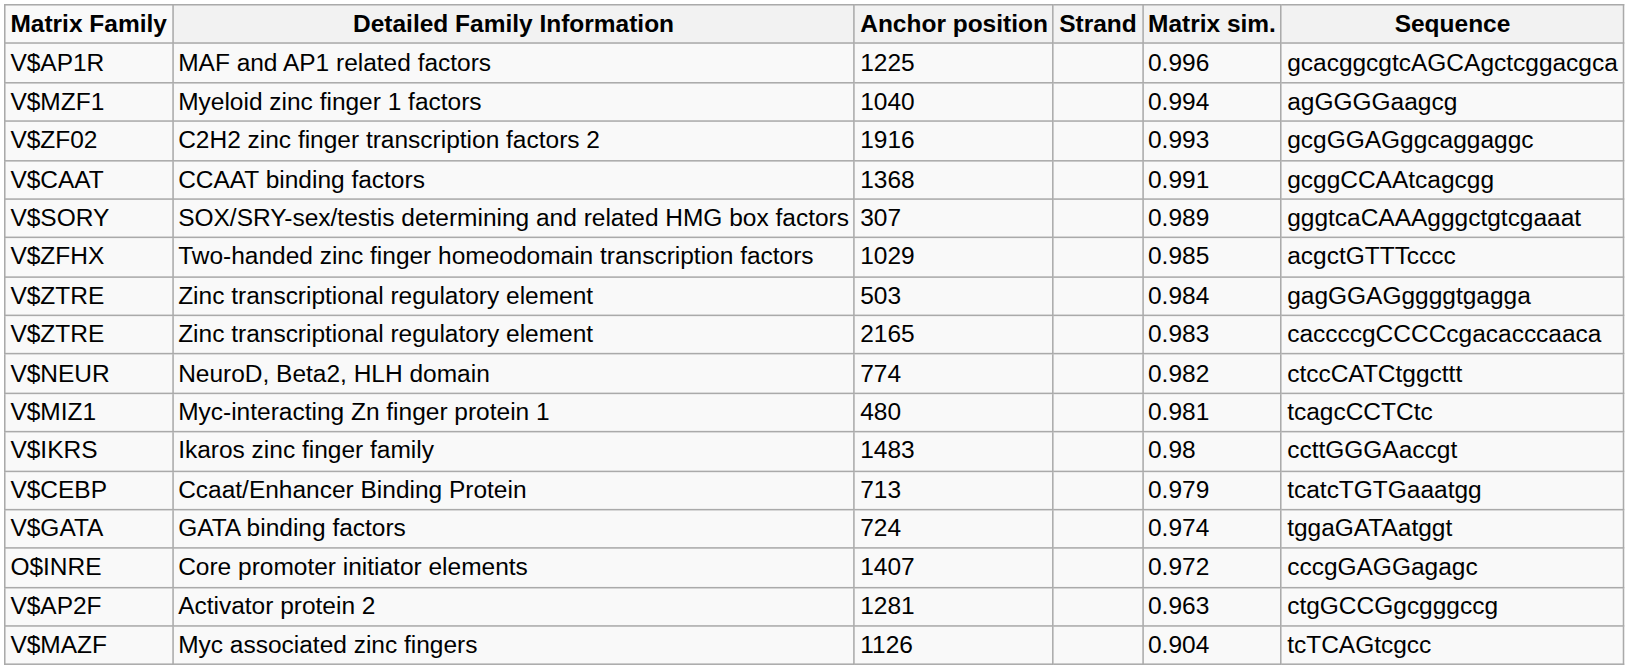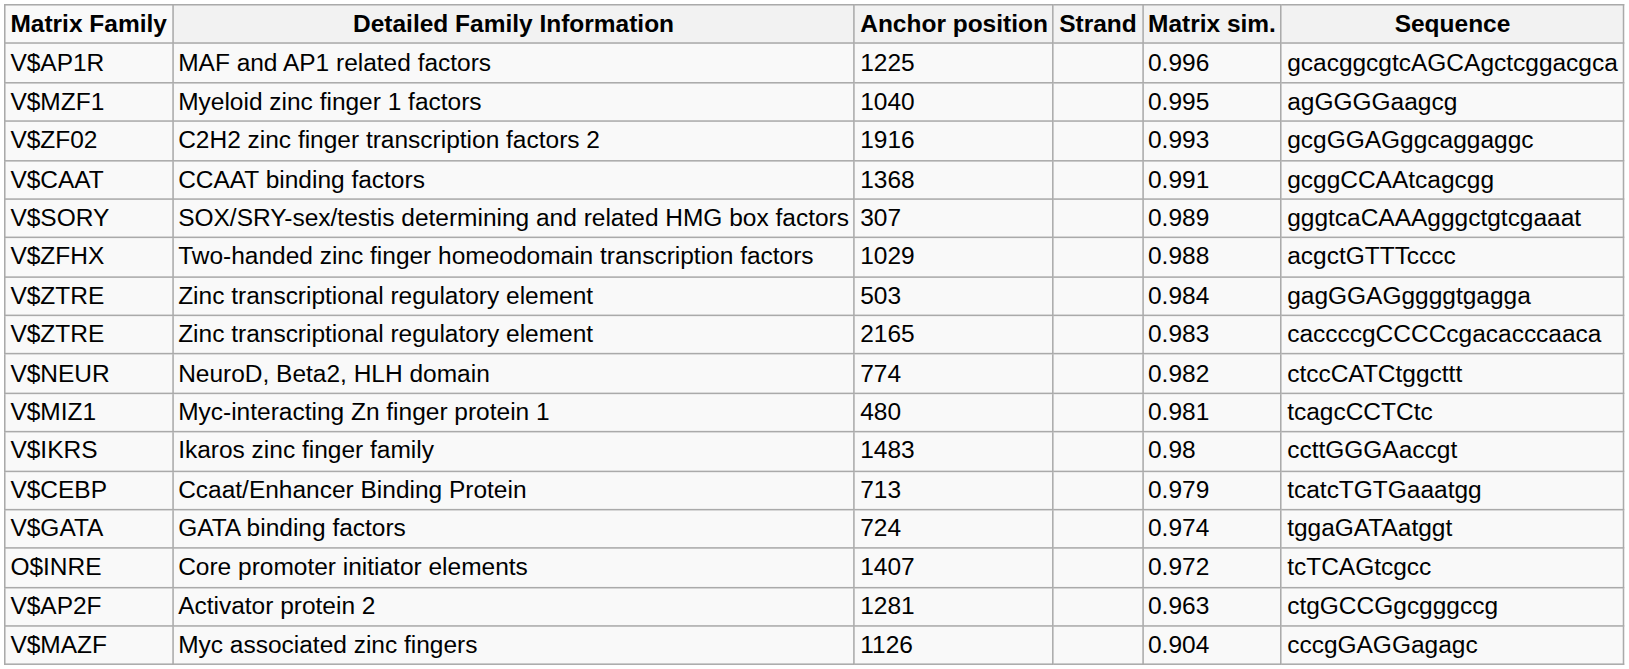(1179, 101) 0.994 -> (1179, 101) 0.995
(1179, 256) 0.985 -> (1179, 256) 0.988
(1382, 567) cccgGAGGagagc -> (1359, 567) tcTCAGtcgcc
(1359, 645) tcTCAGtcgcc -> (1382, 645) cccgGAGGagagc
